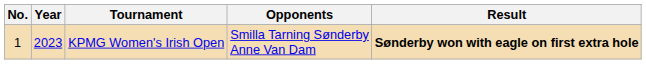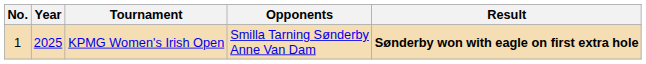(48, 42) 2023 -> (48, 42) 2025
